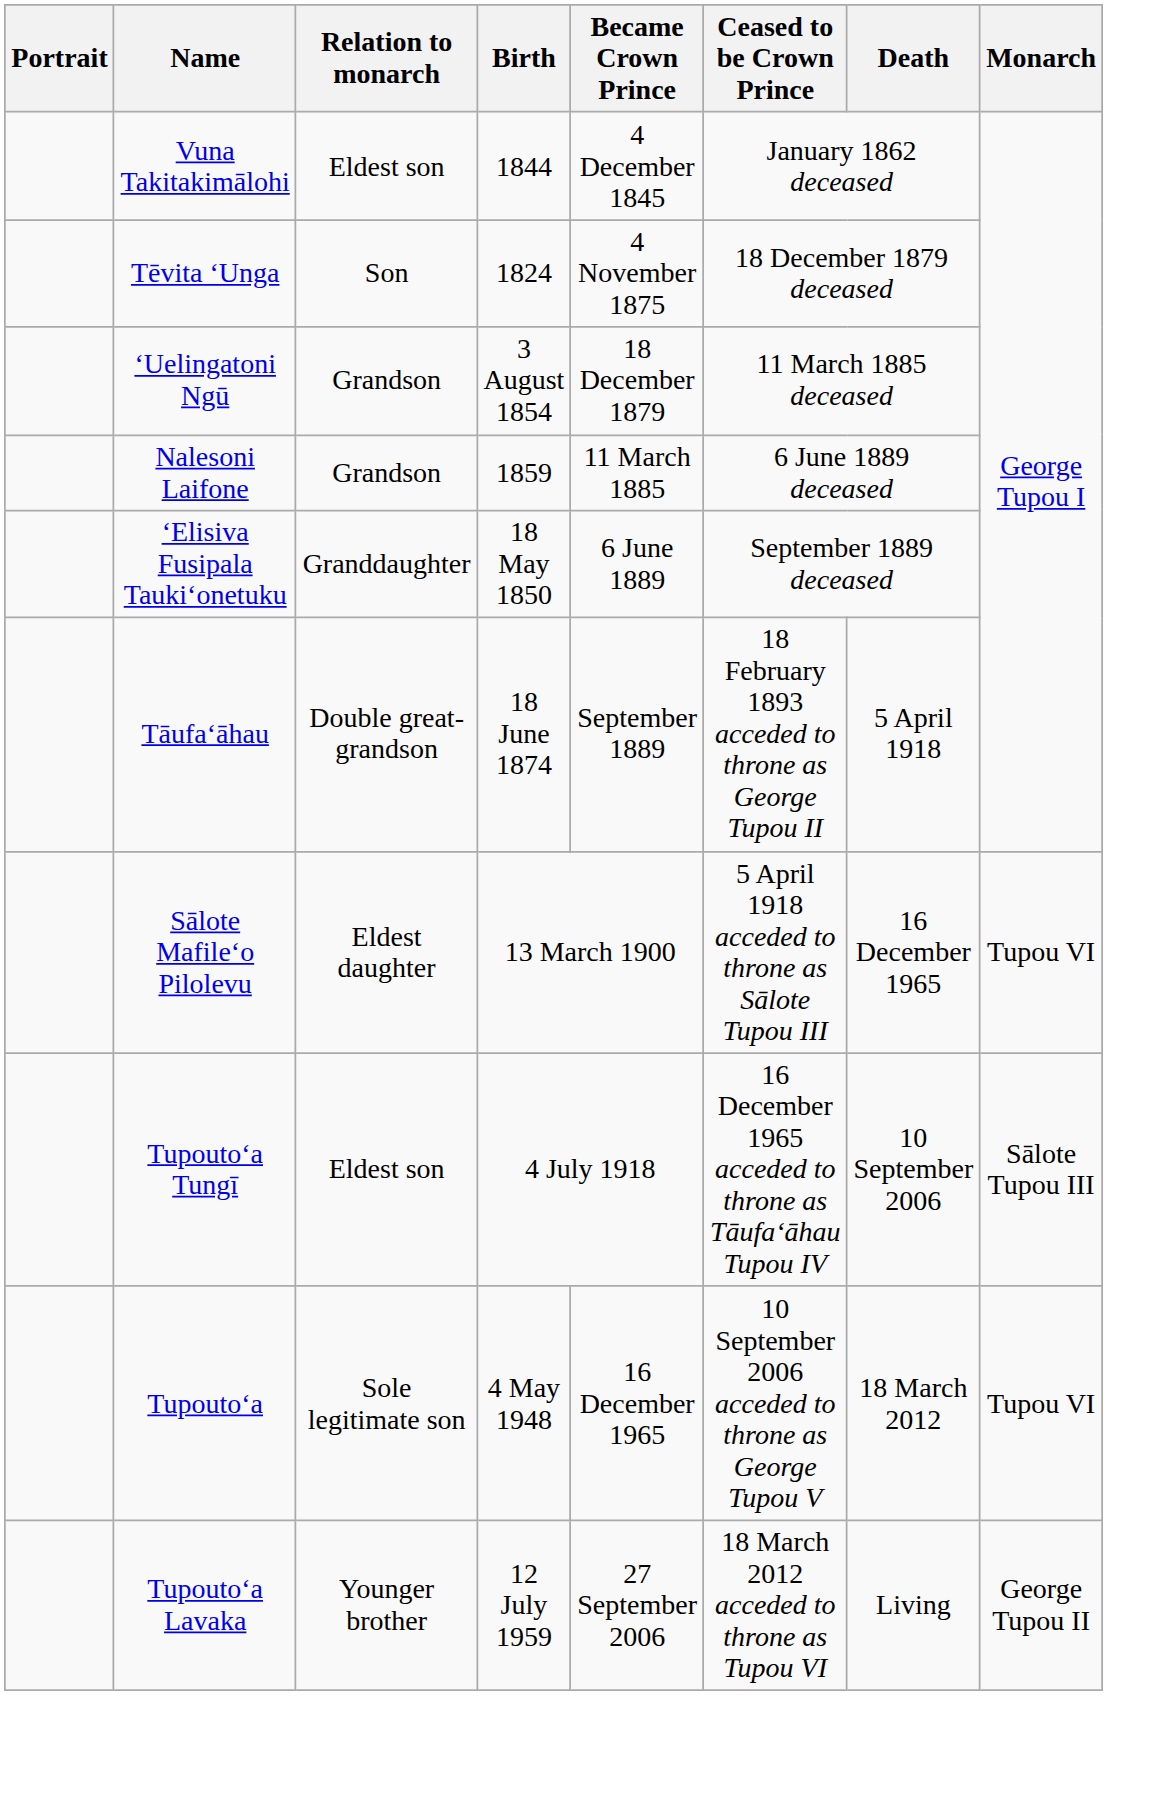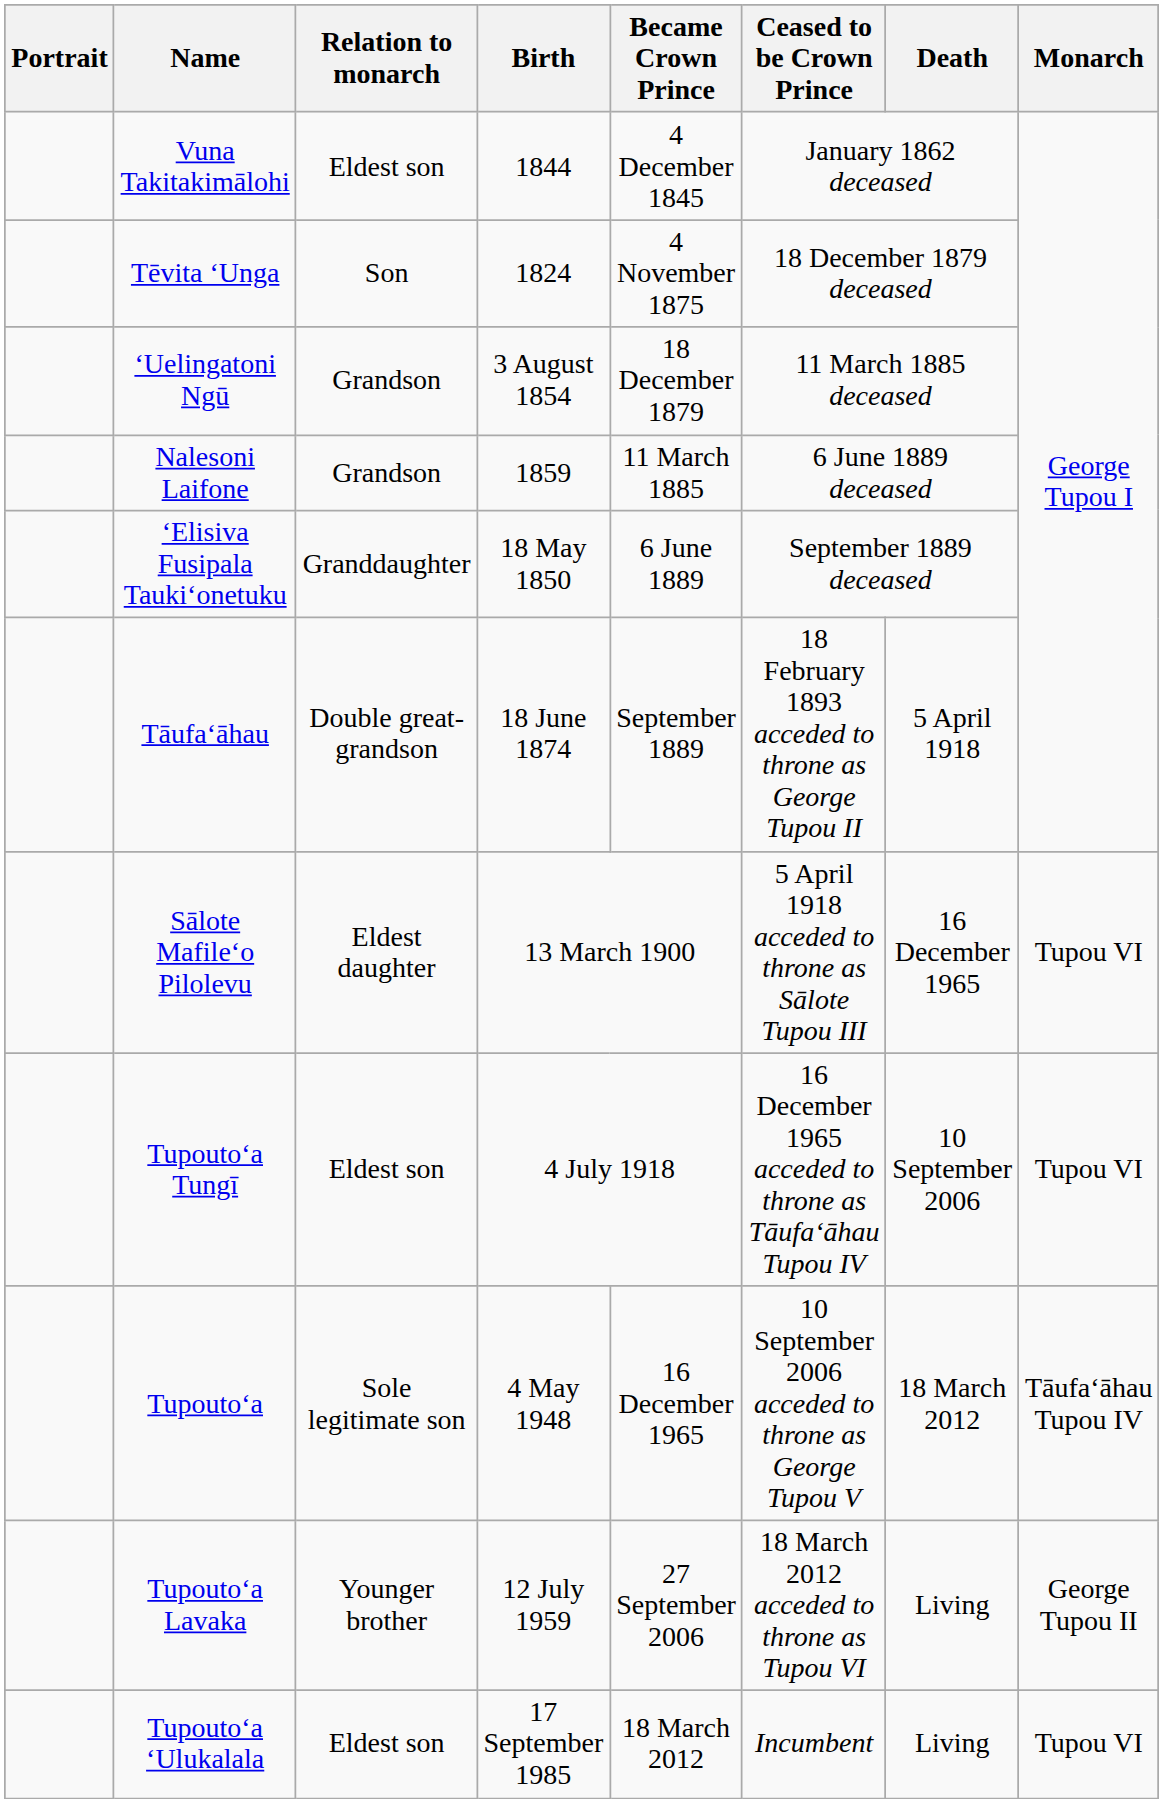(1041, 1169) Sālote Tupou III -> (1089, 1169) Tupou VI
(1041, 1402) Tupou VI -> (1089, 1402) Tāufaʻāhau Tupou IV
+ row: (205, 1743)
